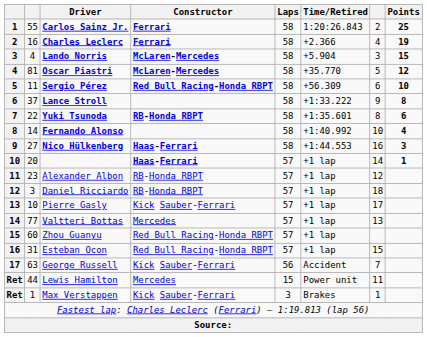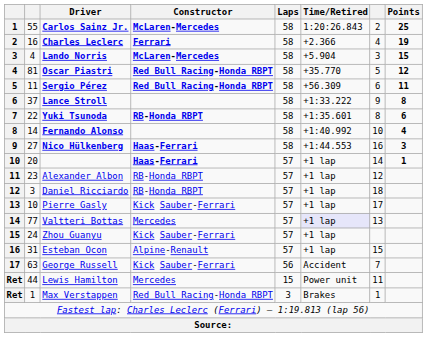(152, 27) Ferrari -> (176, 27) McLaren-Mercedes
(176, 72) McLaren-Mercedes -> (203, 72) Red Bull Racing-Honda RBPT
(404, 86) 10 -> (404, 86) 11
(319, 221) no background -> (319, 221) lavender background
(33, 236) 60 -> (33, 236) 24
(203, 236) Red Bull Racing-Honda RBPT -> (184, 236) Kick Sauber-Ferrari
(203, 250) Red Bull Racing-Honda RBPT -> (171, 250) Alpine-Renault
(184, 295) Kick Sauber-Ferrari -> (203, 295) Red Bull Racing-Honda RBPT
